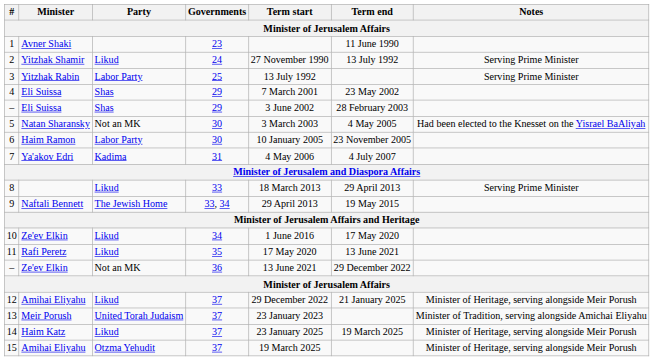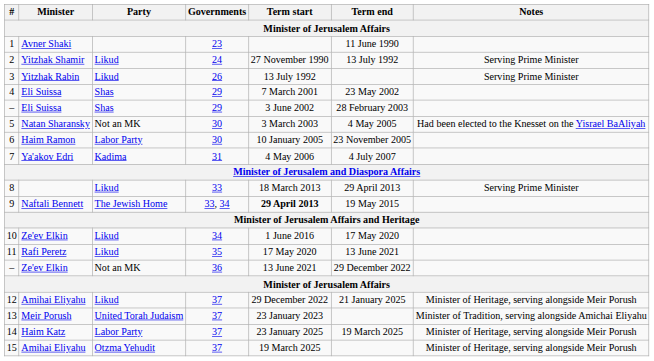(119, 76) Labor Party -> (107, 76) Likud
(217, 76) 25 -> (217, 76) 26
(290, 204) normal -> (290, 204) bold
(107, 332) Likud -> (119, 332) Labor Party
